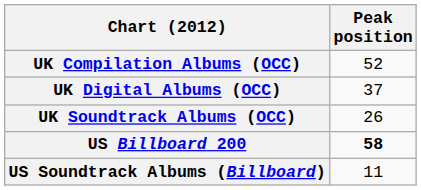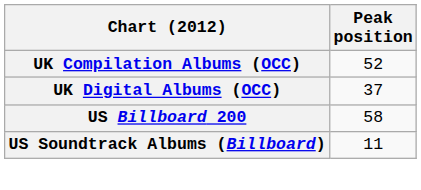- row: (167, 118)
(373, 145) bold -> (373, 118) normal
